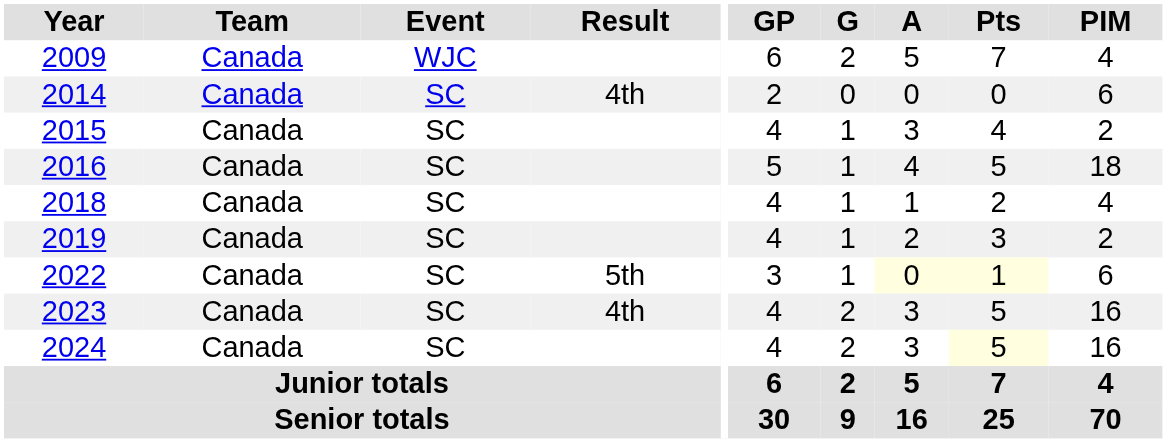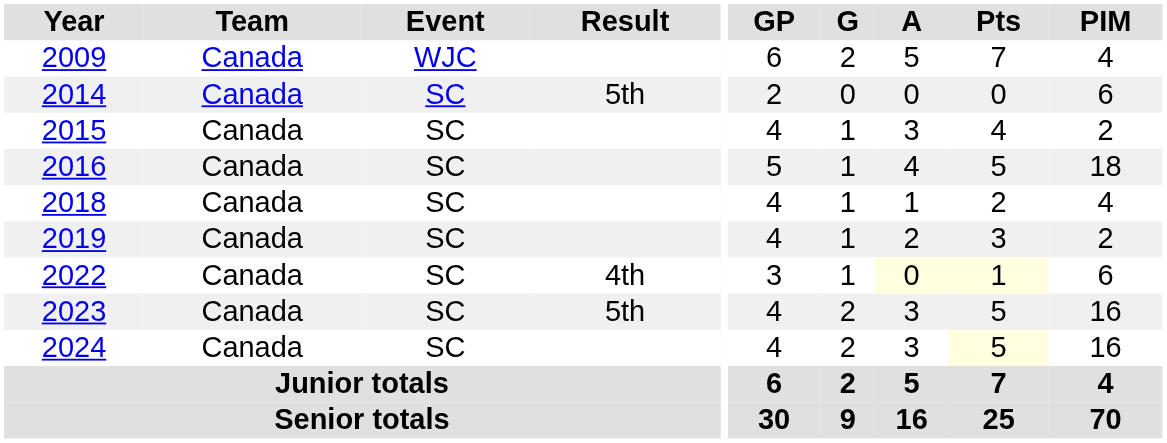(625, 94) 4th -> (625, 94) 5th
(625, 275) 5th -> (625, 275) 4th
(625, 311) 4th -> (625, 311) 5th
